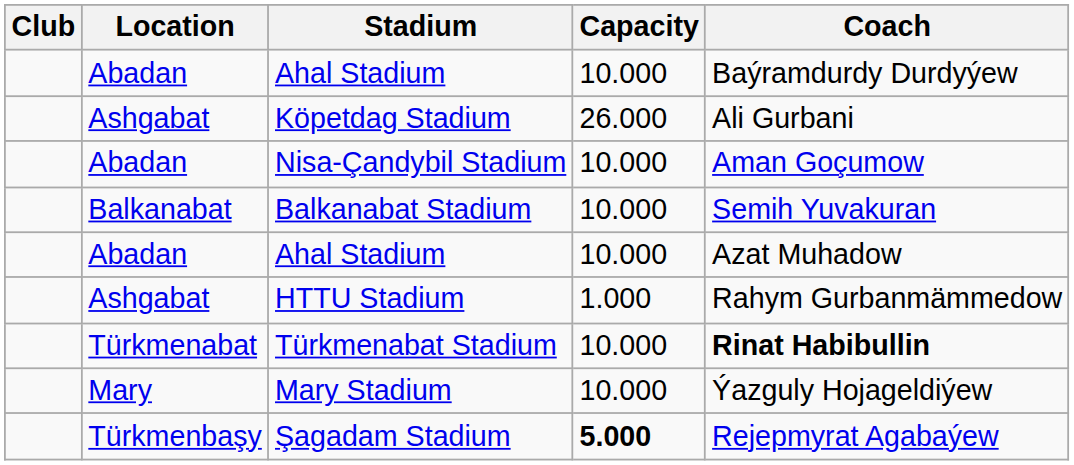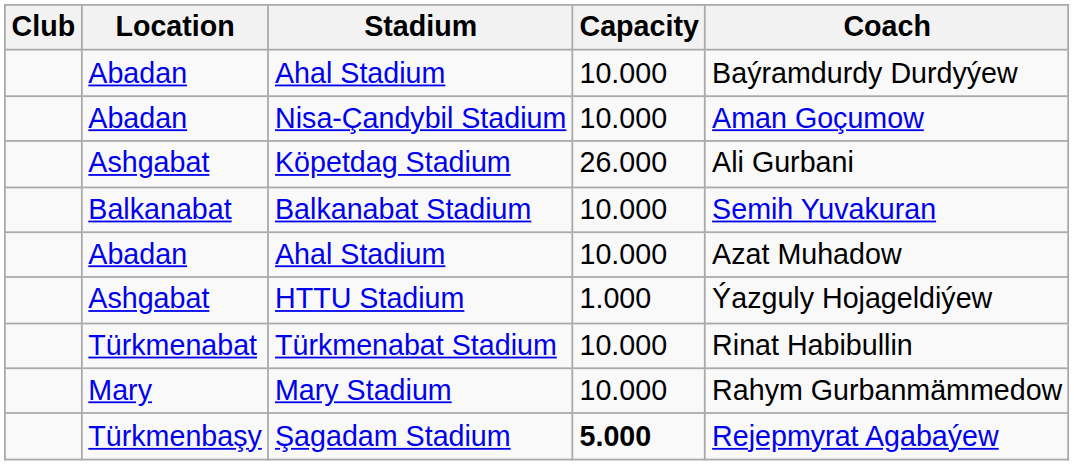rows swapped: (149, 118) <-> (138, 163)
(887, 299) Rahym Gurbanmämmedow -> (852, 299) Ýazguly Hojageldiýew
(821, 345) bold -> (812, 345) normal
(852, 390) Ýazguly Hojageldiýew -> (887, 390) Rahym Gurbanmämmedow
